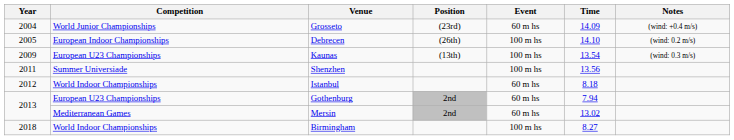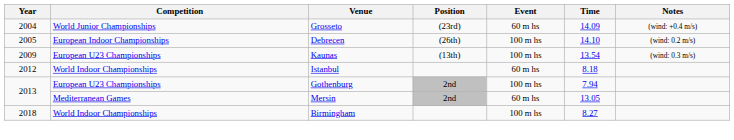- row: (328, 70)
(525, 99) 60 m hs -> (525, 84) 100 m hs
(590, 113) 13.02 -> (590, 99) 13.05
